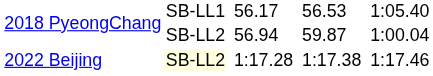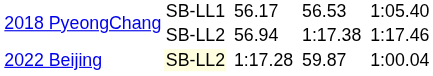(324, 35) 59.87 -> (332, 35) 1:17.38
(400, 35) 1:00.04 -> (400, 35) 1:17.46
(332, 60) 1:17.38 -> (324, 60) 59.87
(400, 60) 1:17.46 -> (400, 60) 1:00.04
